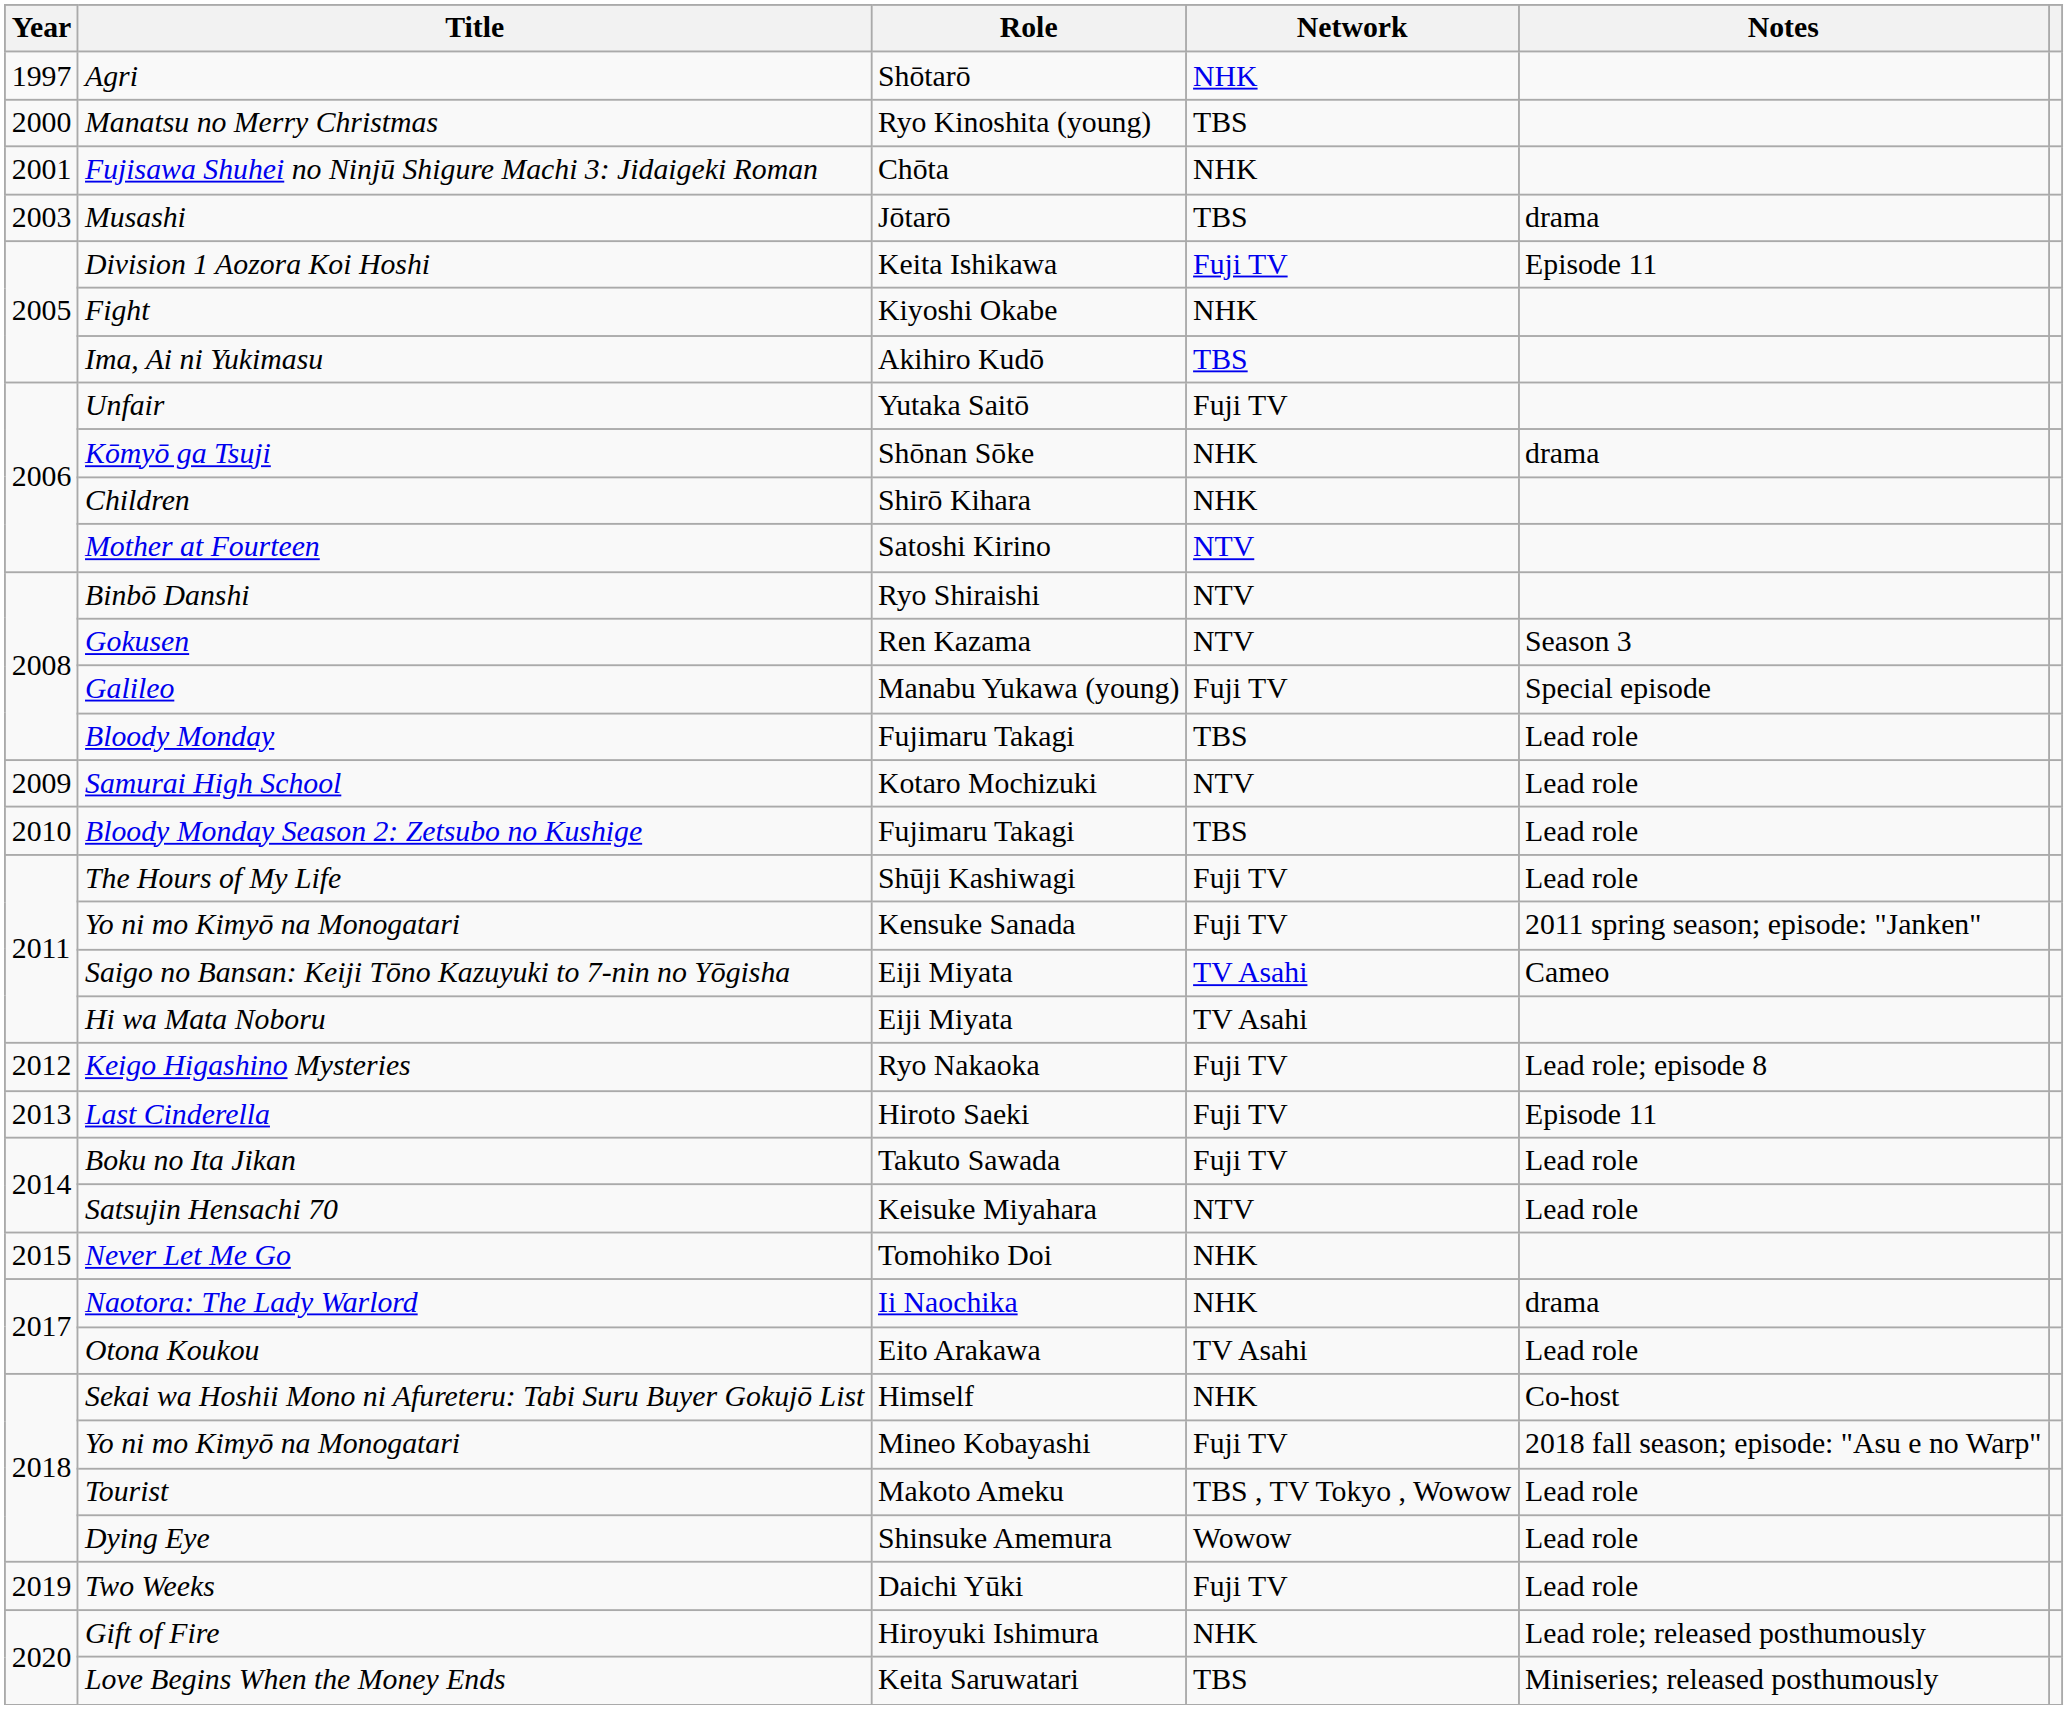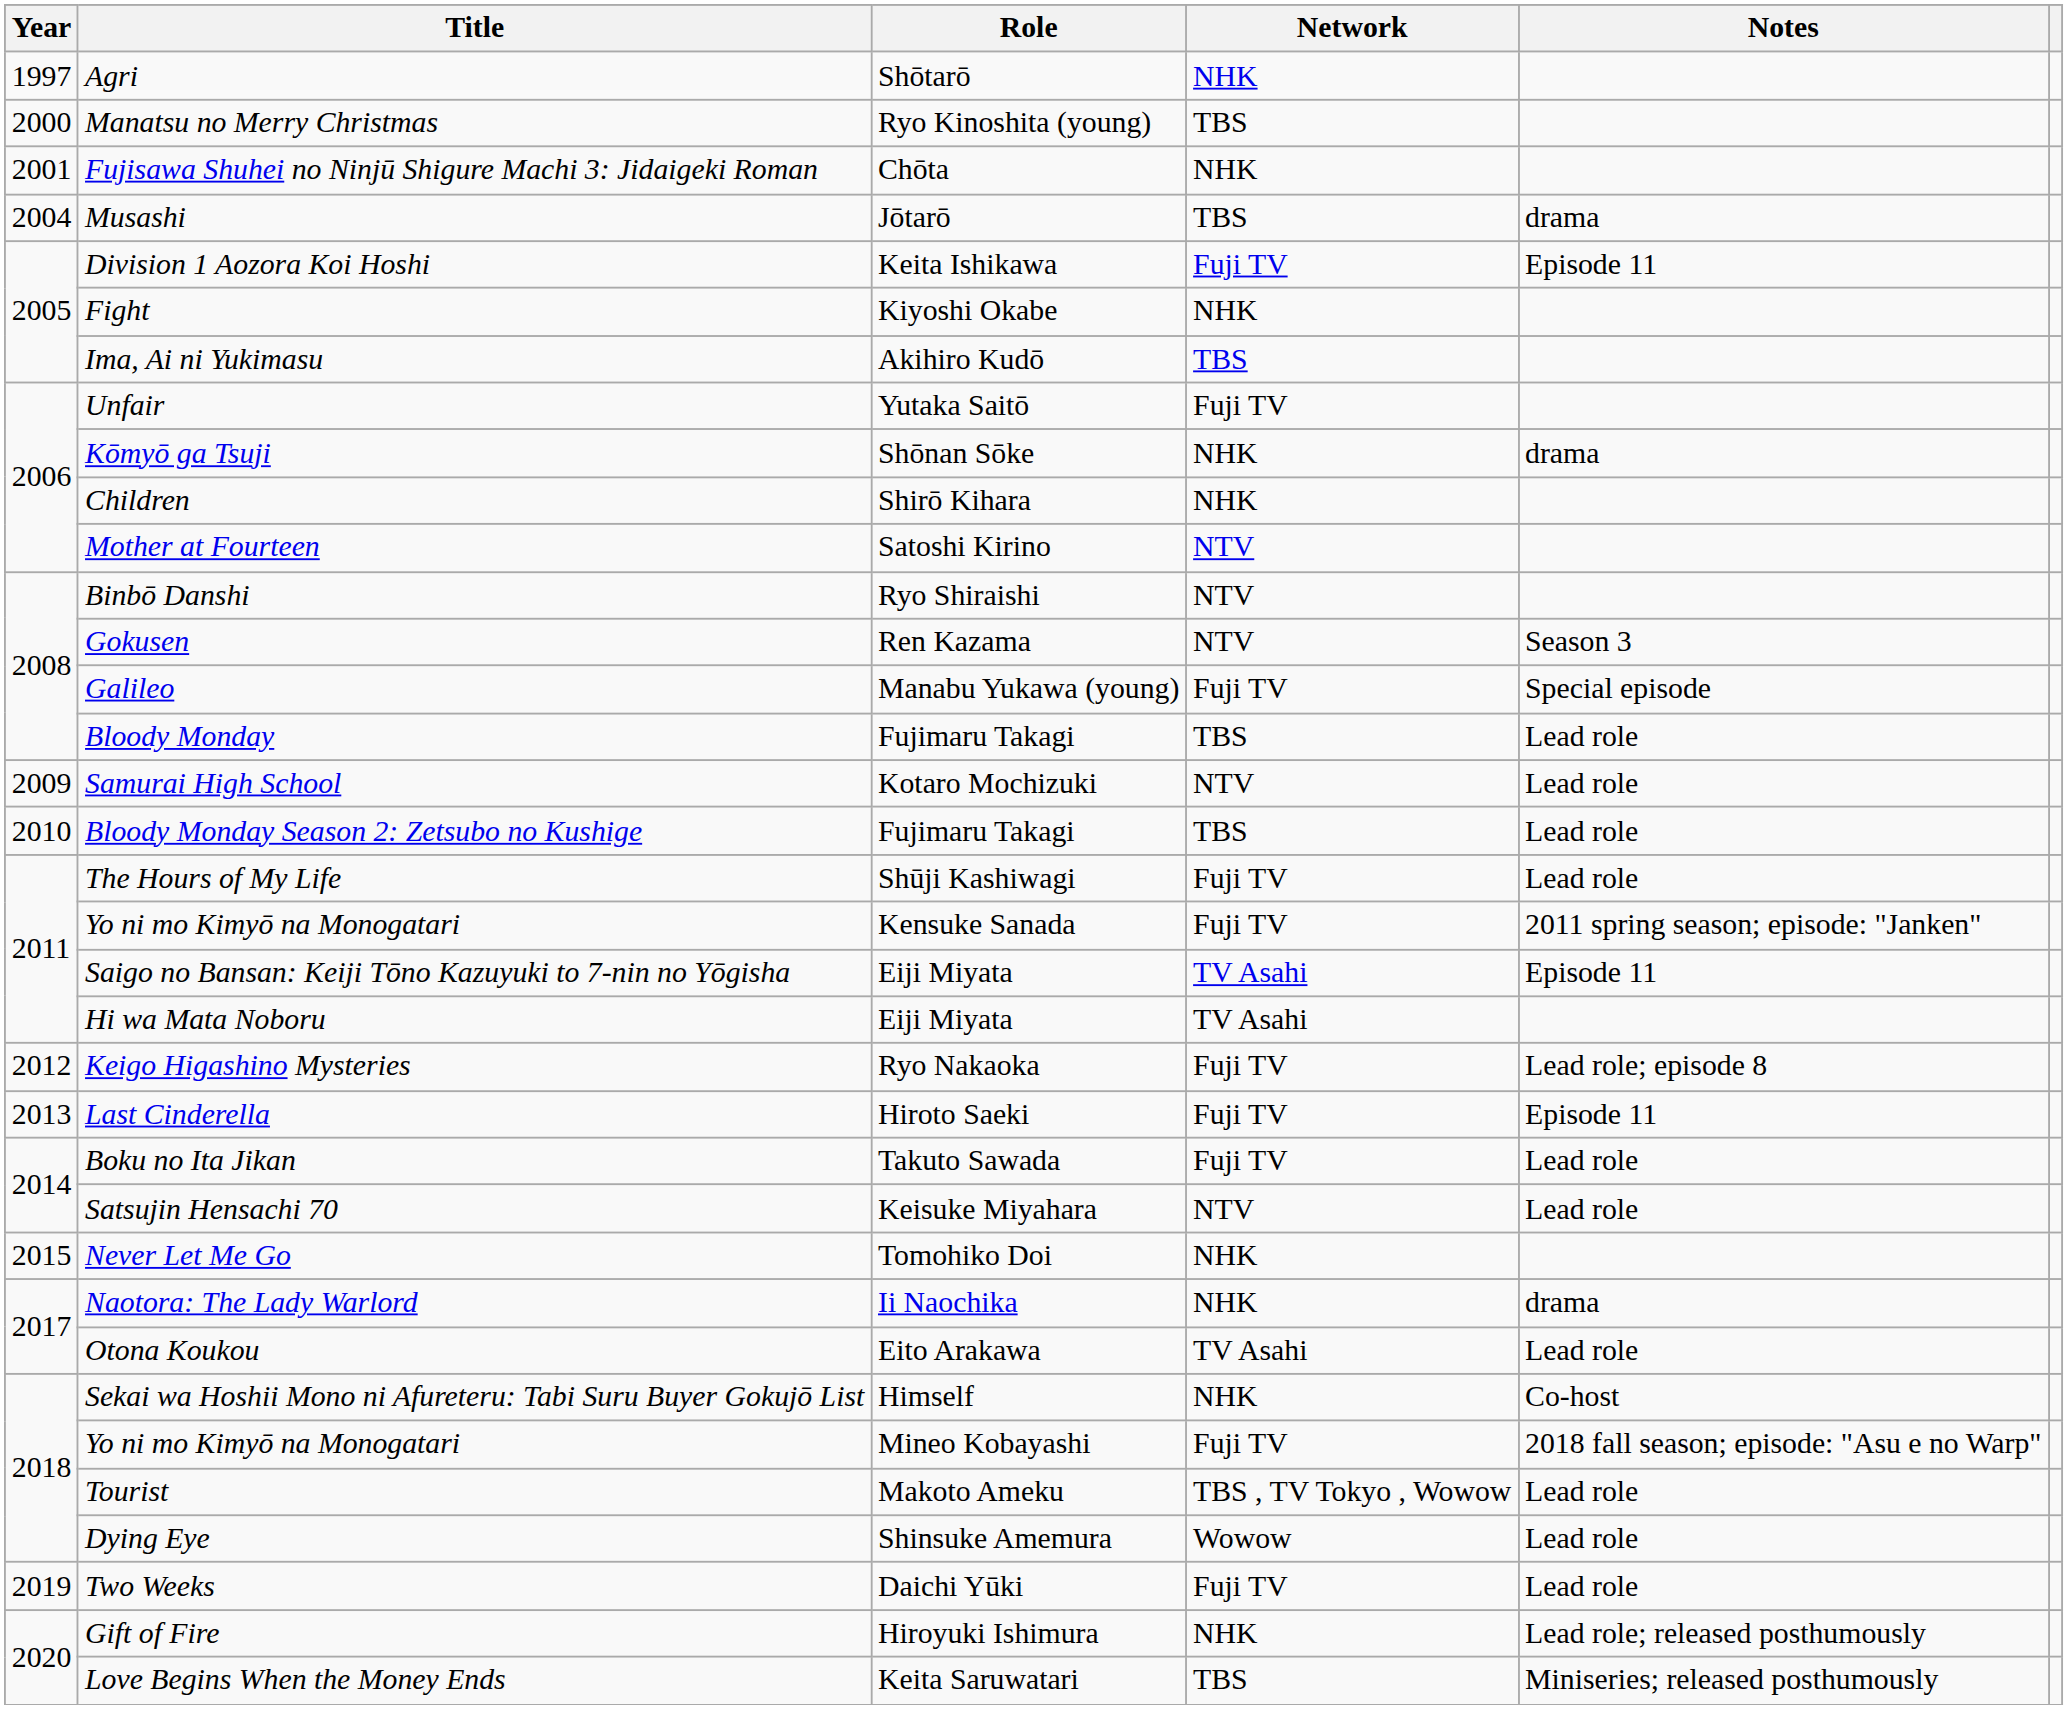(42, 216) 2003 -> (42, 216) 2004
(1567, 972) Cameo -> (1591, 972) Episode 11
